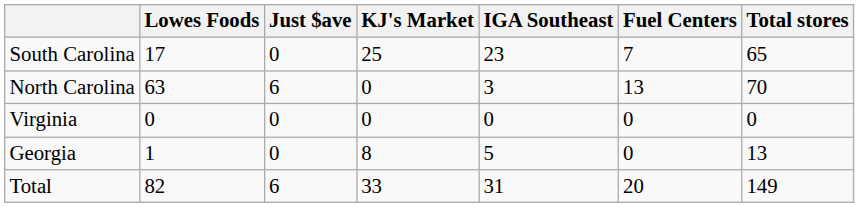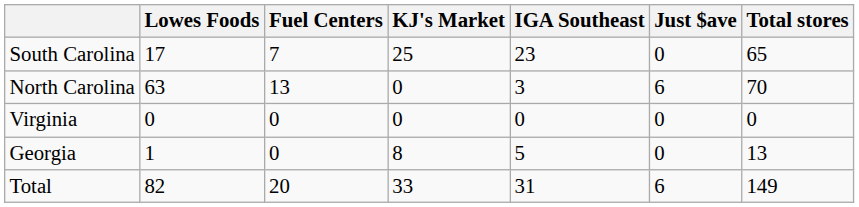columns swapped: (310, 20) <-> (680, 20)
